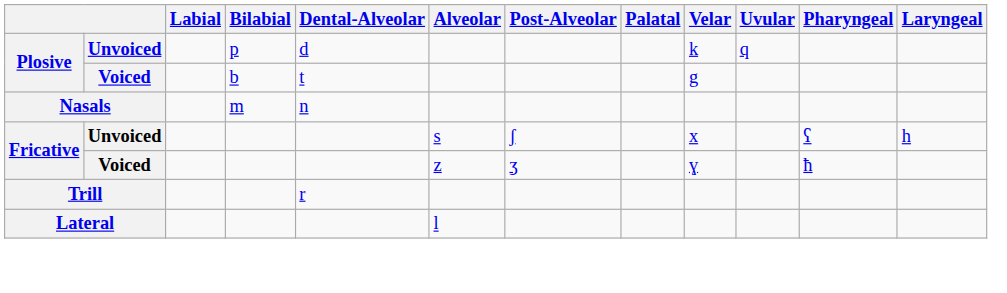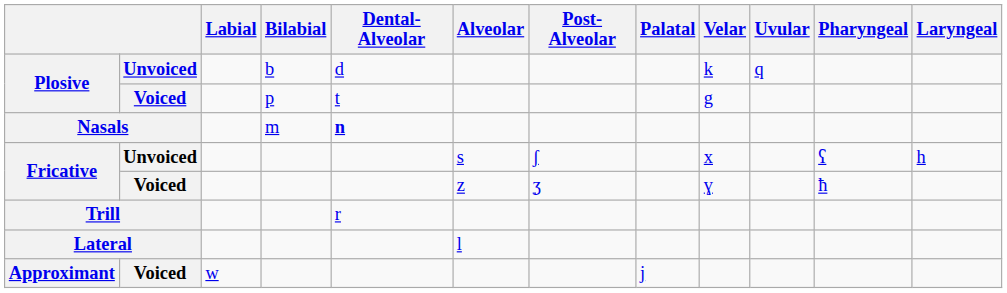(234, 48) p -> (270, 68) b
(234, 77) b -> (270, 98) p
(304, 106) normal -> (340, 127) bold
+ row: (62, 273)
